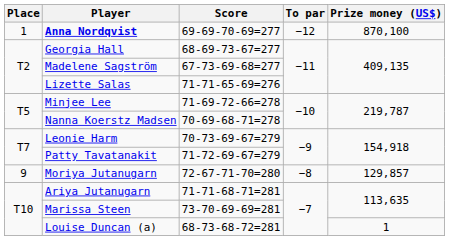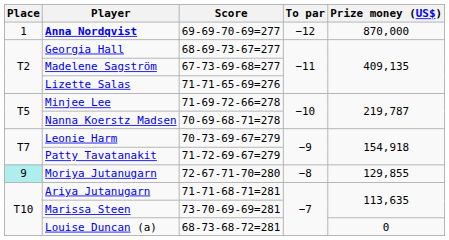(386, 31) 870,100 -> (386, 31) 870,000
(23, 173) no background -> (23, 173) paleturquoise background
(386, 173) 129,857 -> (386, 173) 129,855
(386, 227) 1 -> (386, 227) 0
